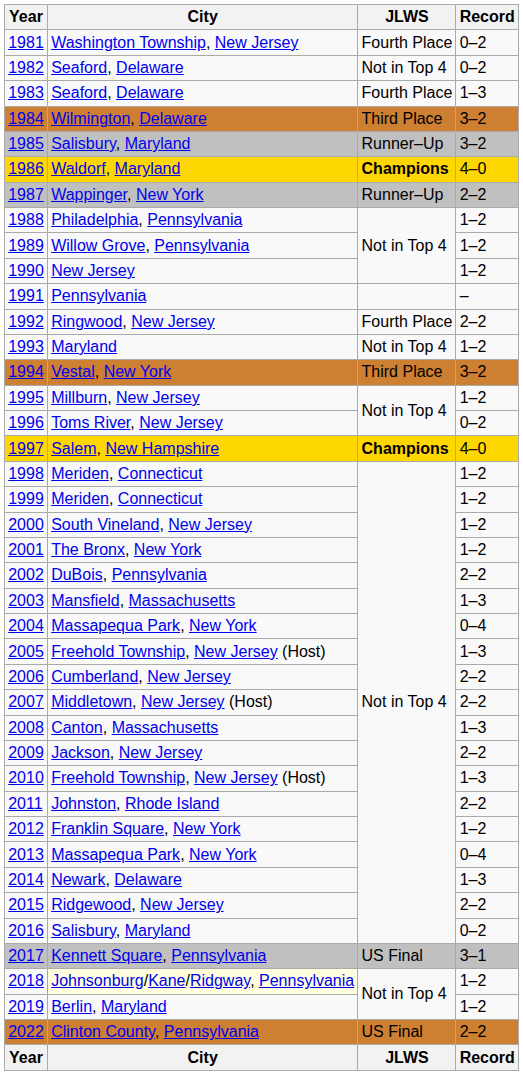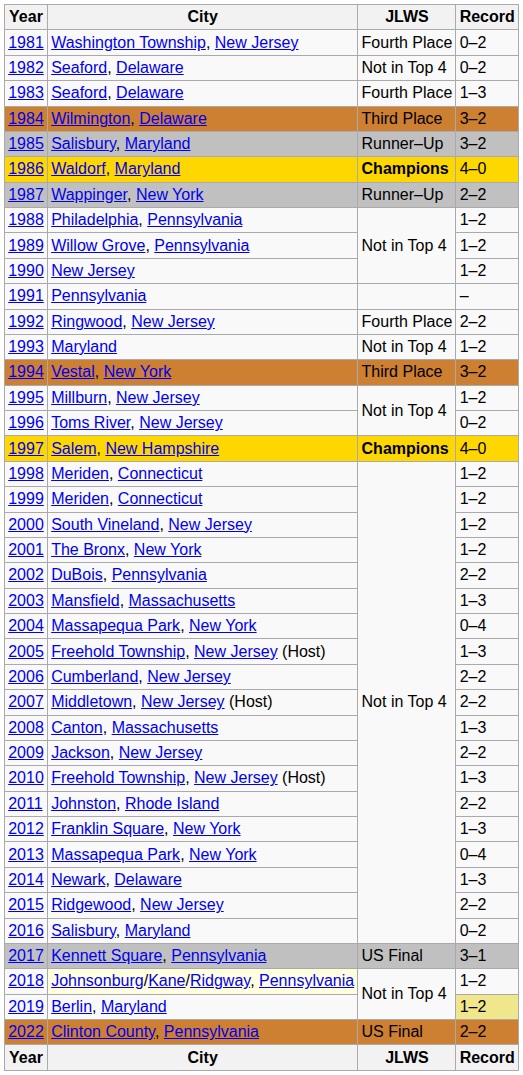(473, 829) 1–2 -> (473, 829) 1–3
(473, 1006) no background -> (473, 1006) khaki background
